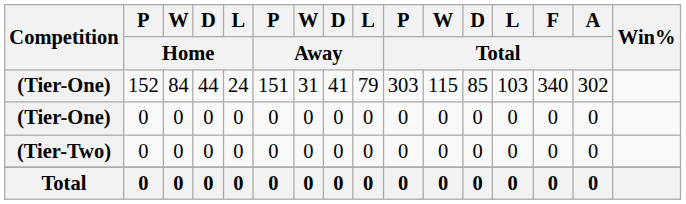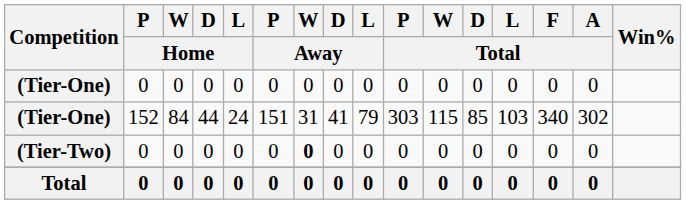rows swapped: (64, 85) <-> (64, 118)
(308, 150) normal -> (308, 150) bold
